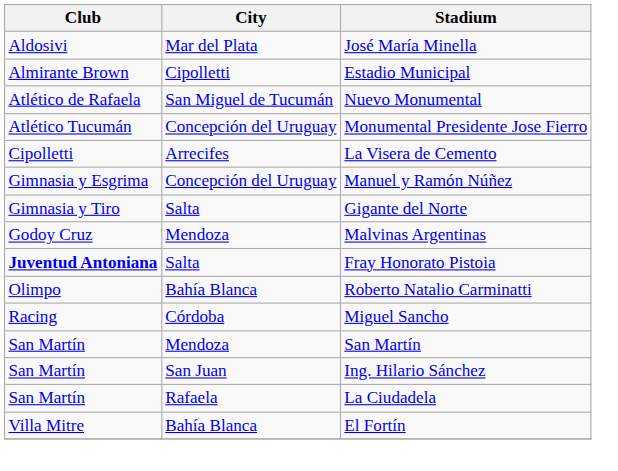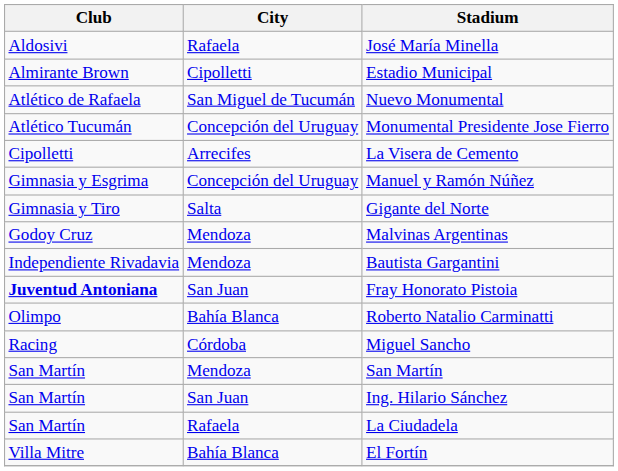(211, 45) Mar del Plata -> (213, 45) Rafaela
+ row: (433, 262)
(182, 262) Salta -> (218, 289) San Juan
